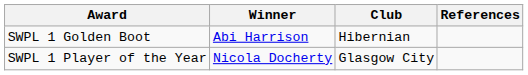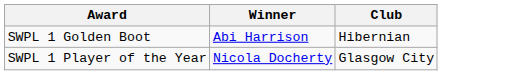- column: (480, 15)
